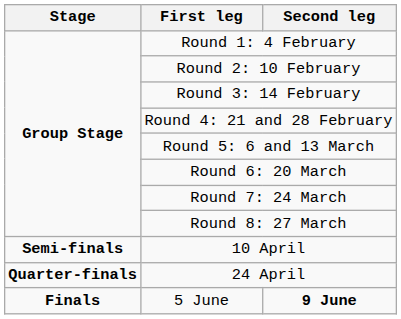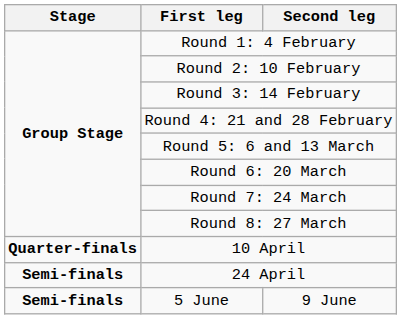(73, 249) Semi-finals -> (73, 249) Quarter-finals
(73, 275) Quarter-finals -> (73, 275) Semi-finals
(73, 300) Finals -> (73, 300) Semi-finals
(329, 300) bold -> (329, 300) normal
